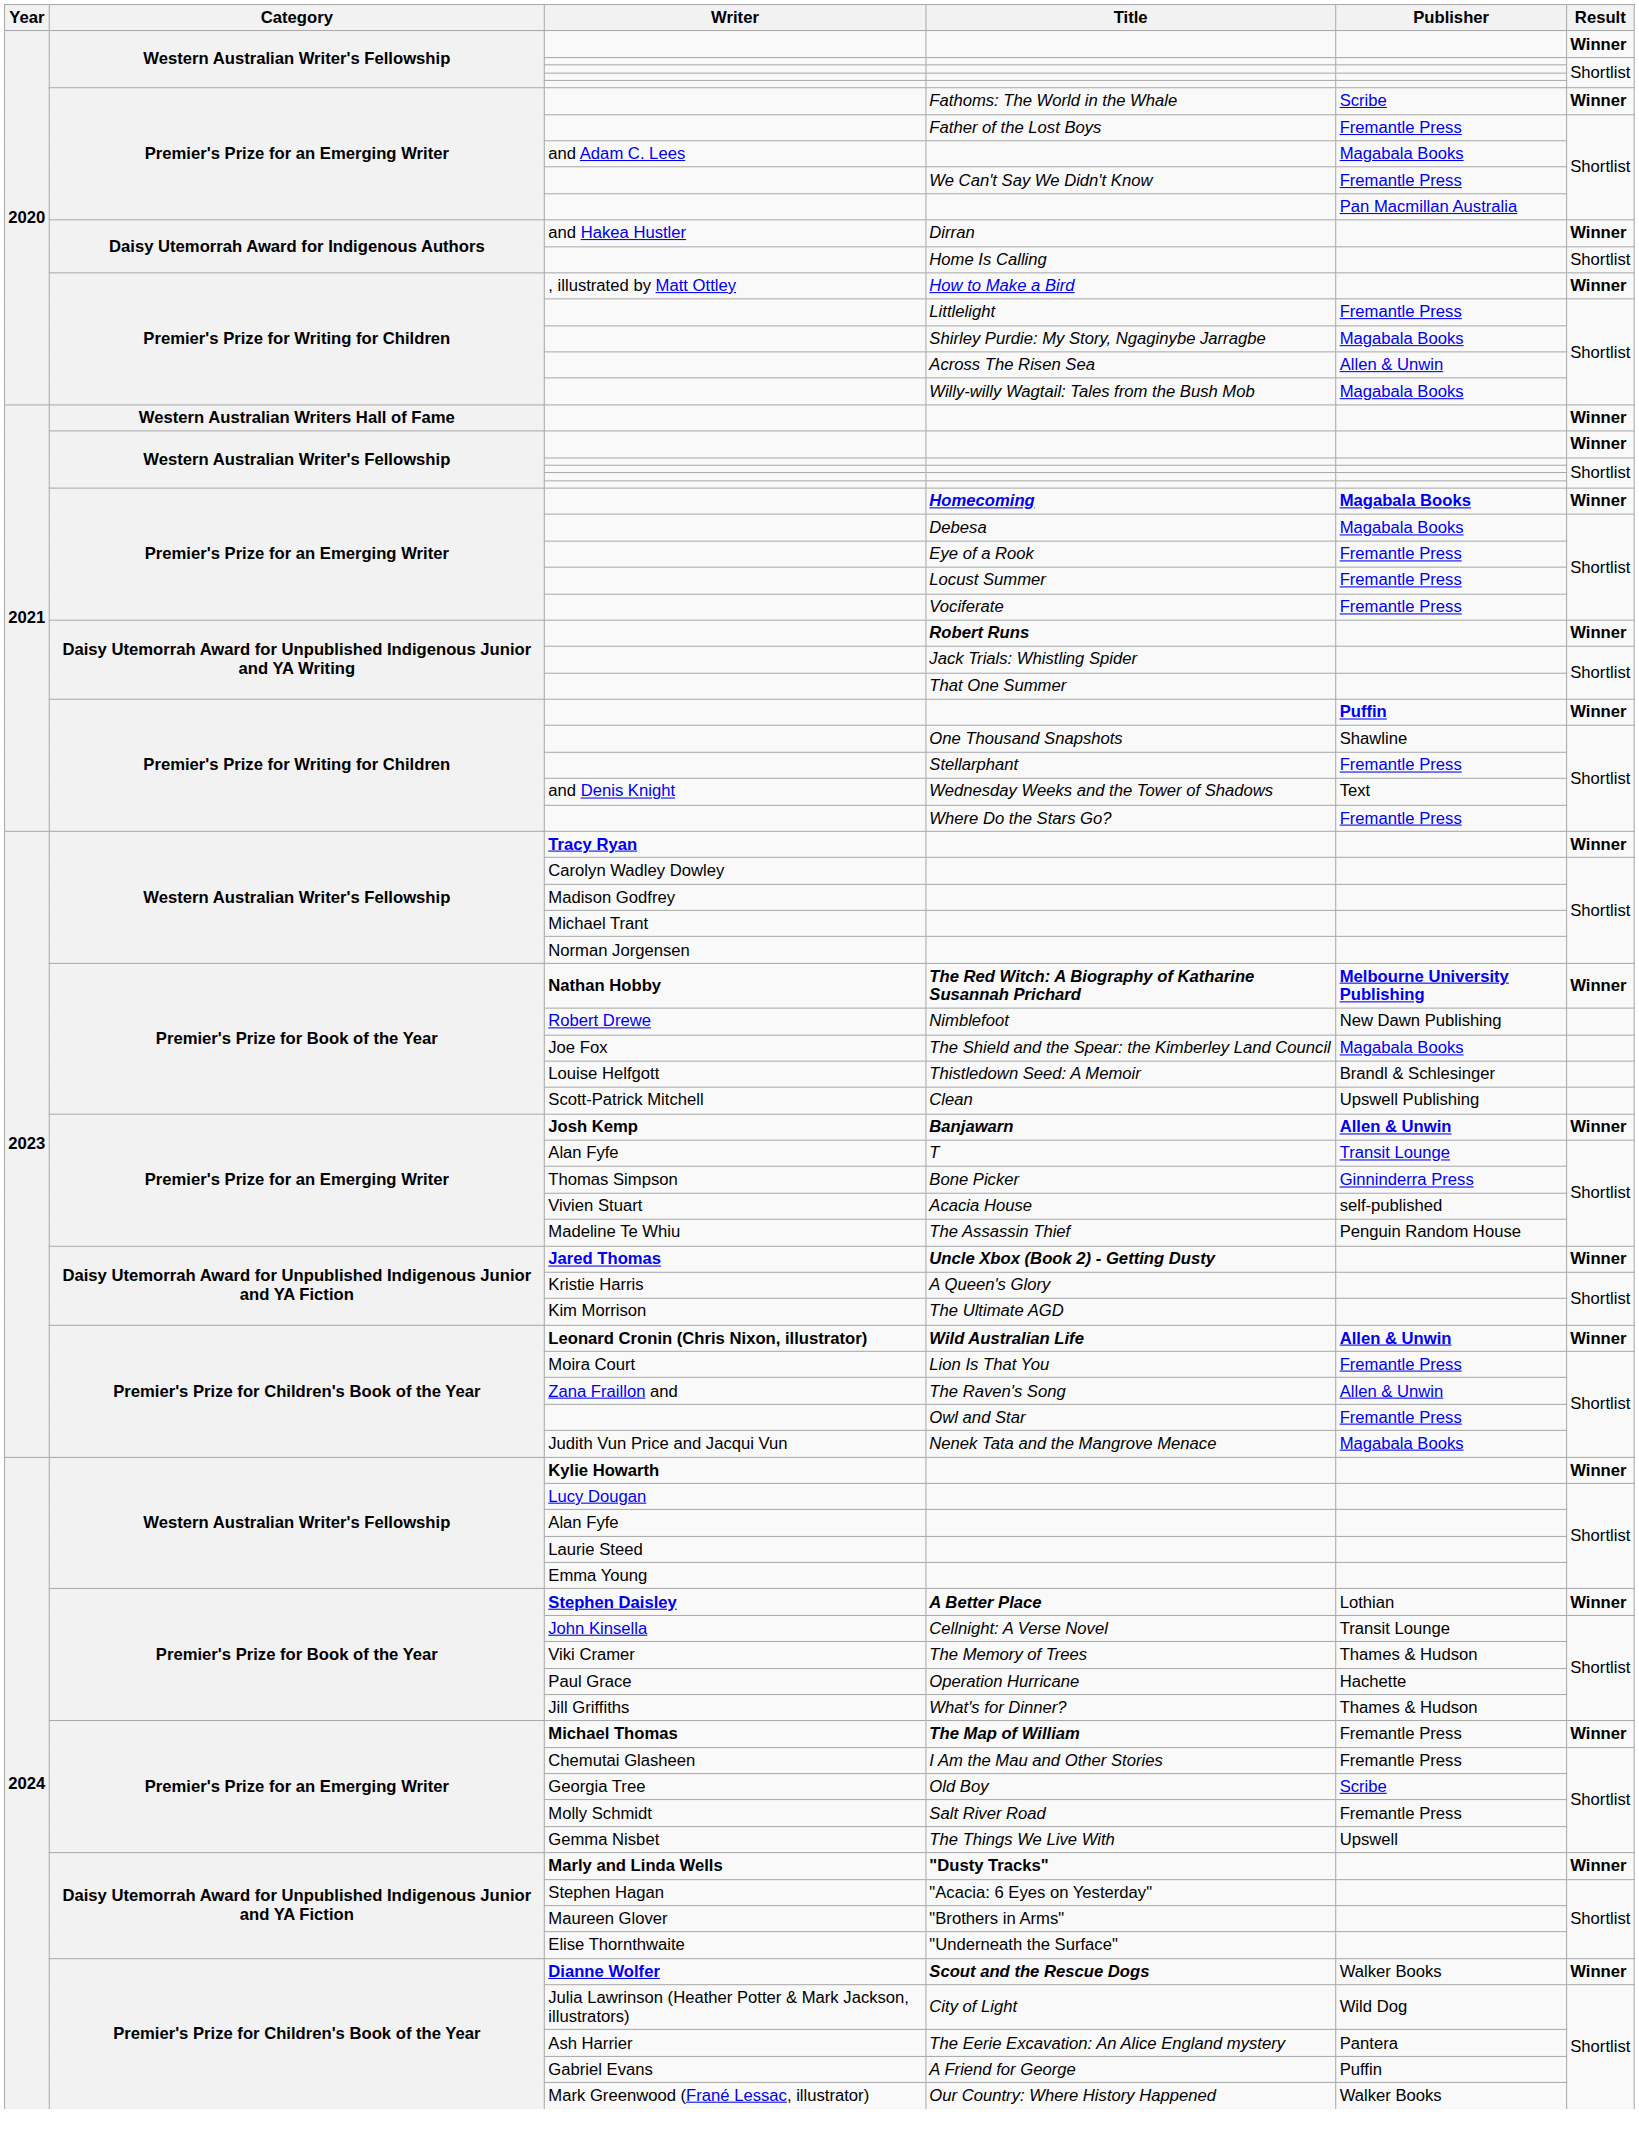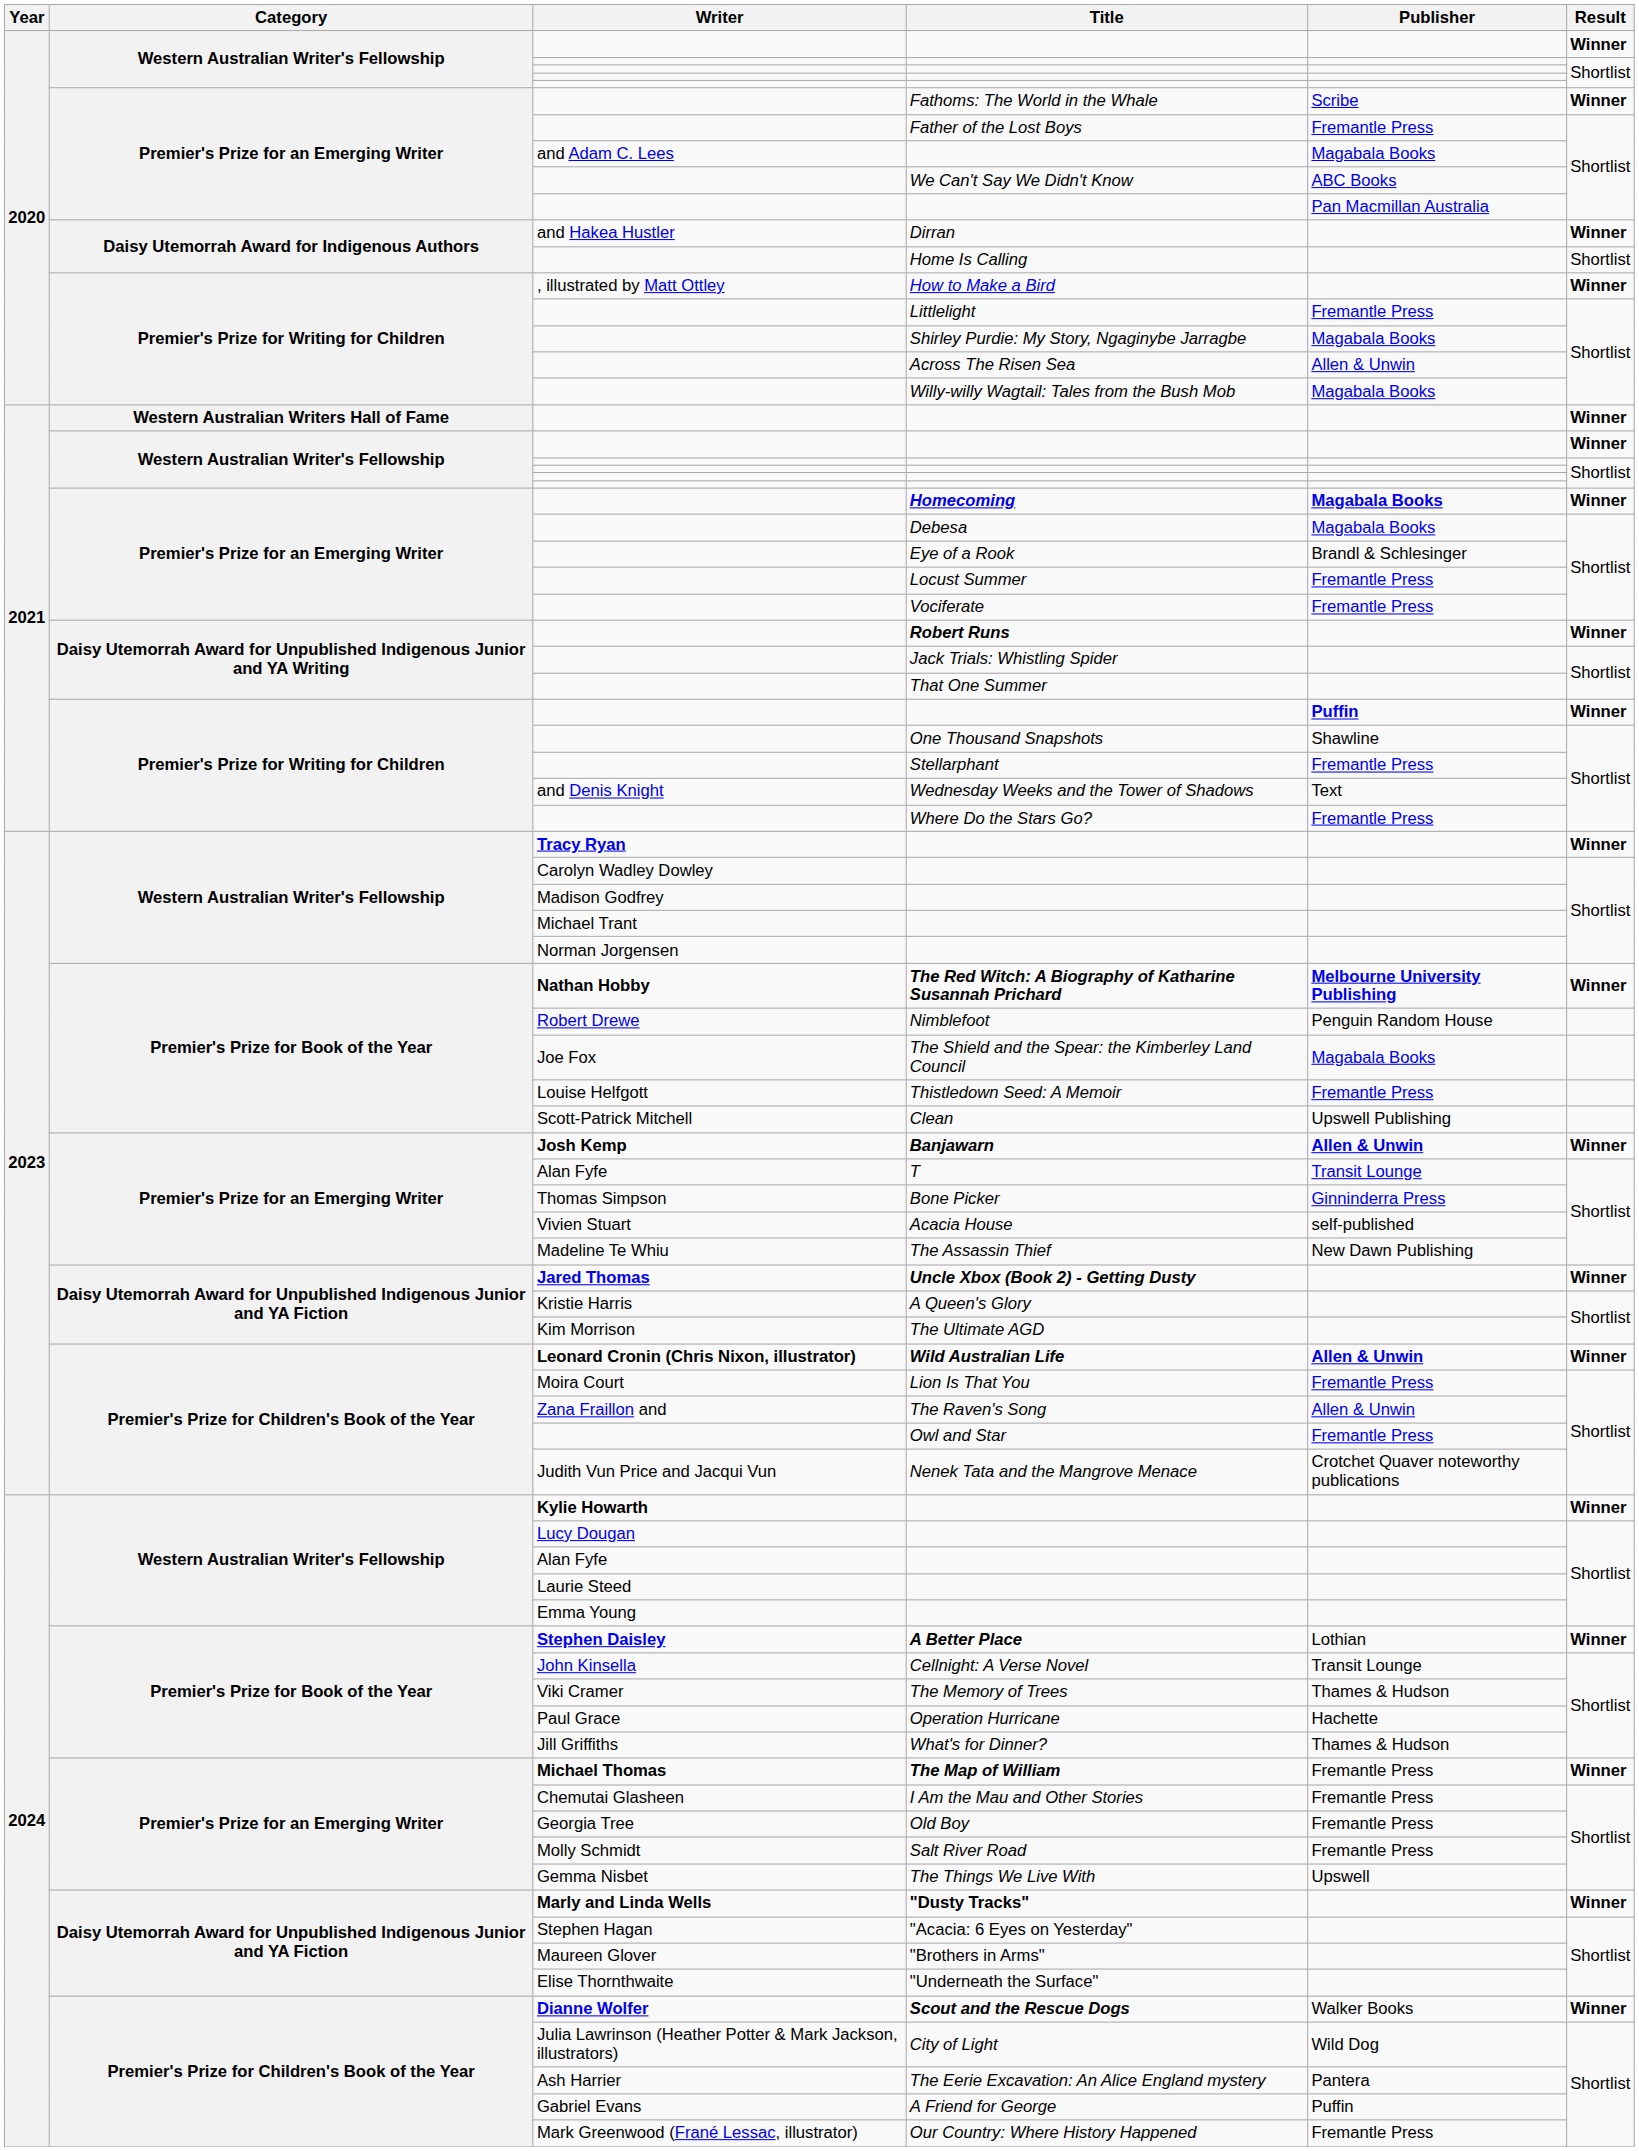(1401, 180) Fremantle Press -> (1354, 180) ABC Books
(1401, 554) Fremantle Press -> (1389, 554) Brandl & Schlesinger
(1421, 1021) New Dawn Publishing -> (1402, 1021) Penguin Random House
(1417, 1074) Brandl & Schlesinger -> (1372, 1092) Fremantle Press
(1430, 1232) Penguin Random House -> (1392, 1251) New Dawn Publishing
(1402, 1443) Magabala Books -> (1415, 1471) Crotchet Quaver noteworthy publications
(1363, 1786) Scribe -> (1372, 1824) Fremantle Press
(1391, 2095) Walker Books -> (1372, 2133) Fremantle Press
